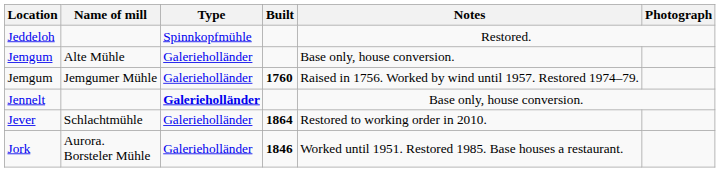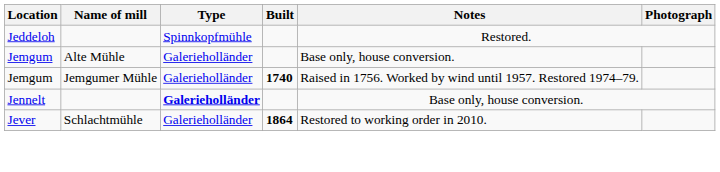(279, 78) 1760 -> (279, 78) 1740
- row: (19, 148)
